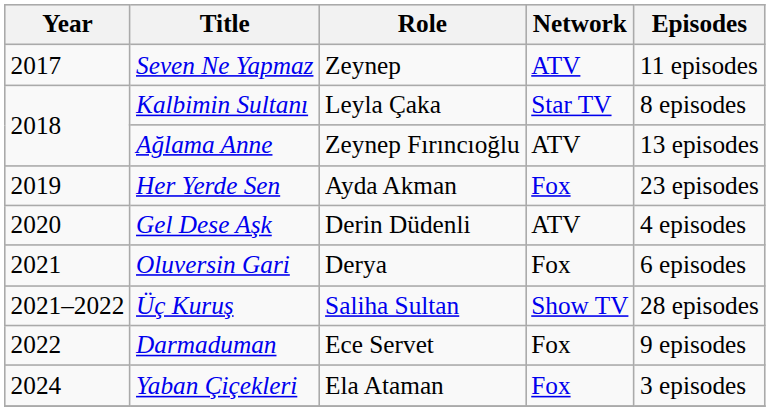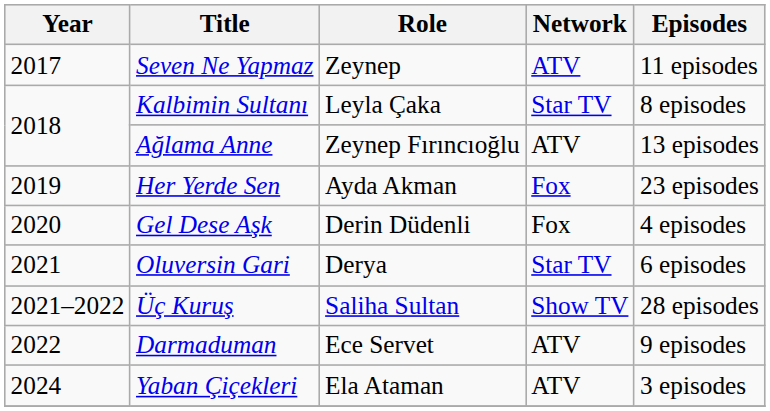(556, 225) ATV -> (551, 225) Fox
(551, 265) Fox -> (571, 265) Star TV
(551, 345) Fox -> (556, 345) ATV
(551, 385) Fox -> (556, 385) ATV
